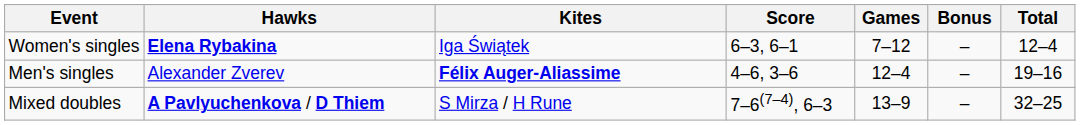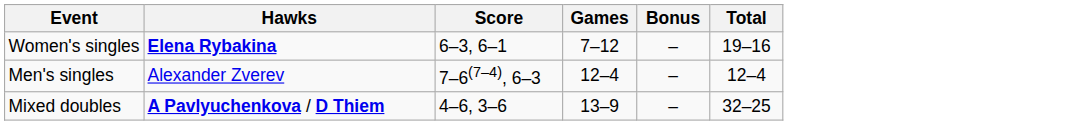- column: (581, 18)
(1038, 45) 12–4 -> (747, 45) 19–16
(764, 73) 4–6, 3–6 -> (490, 76) 7–6(7–4), 6–3
(1038, 73) 19–16 -> (747, 75) 12–4
(781, 103) 7–6(7–4), 6–3 -> (473, 106) 4–6, 3–6
